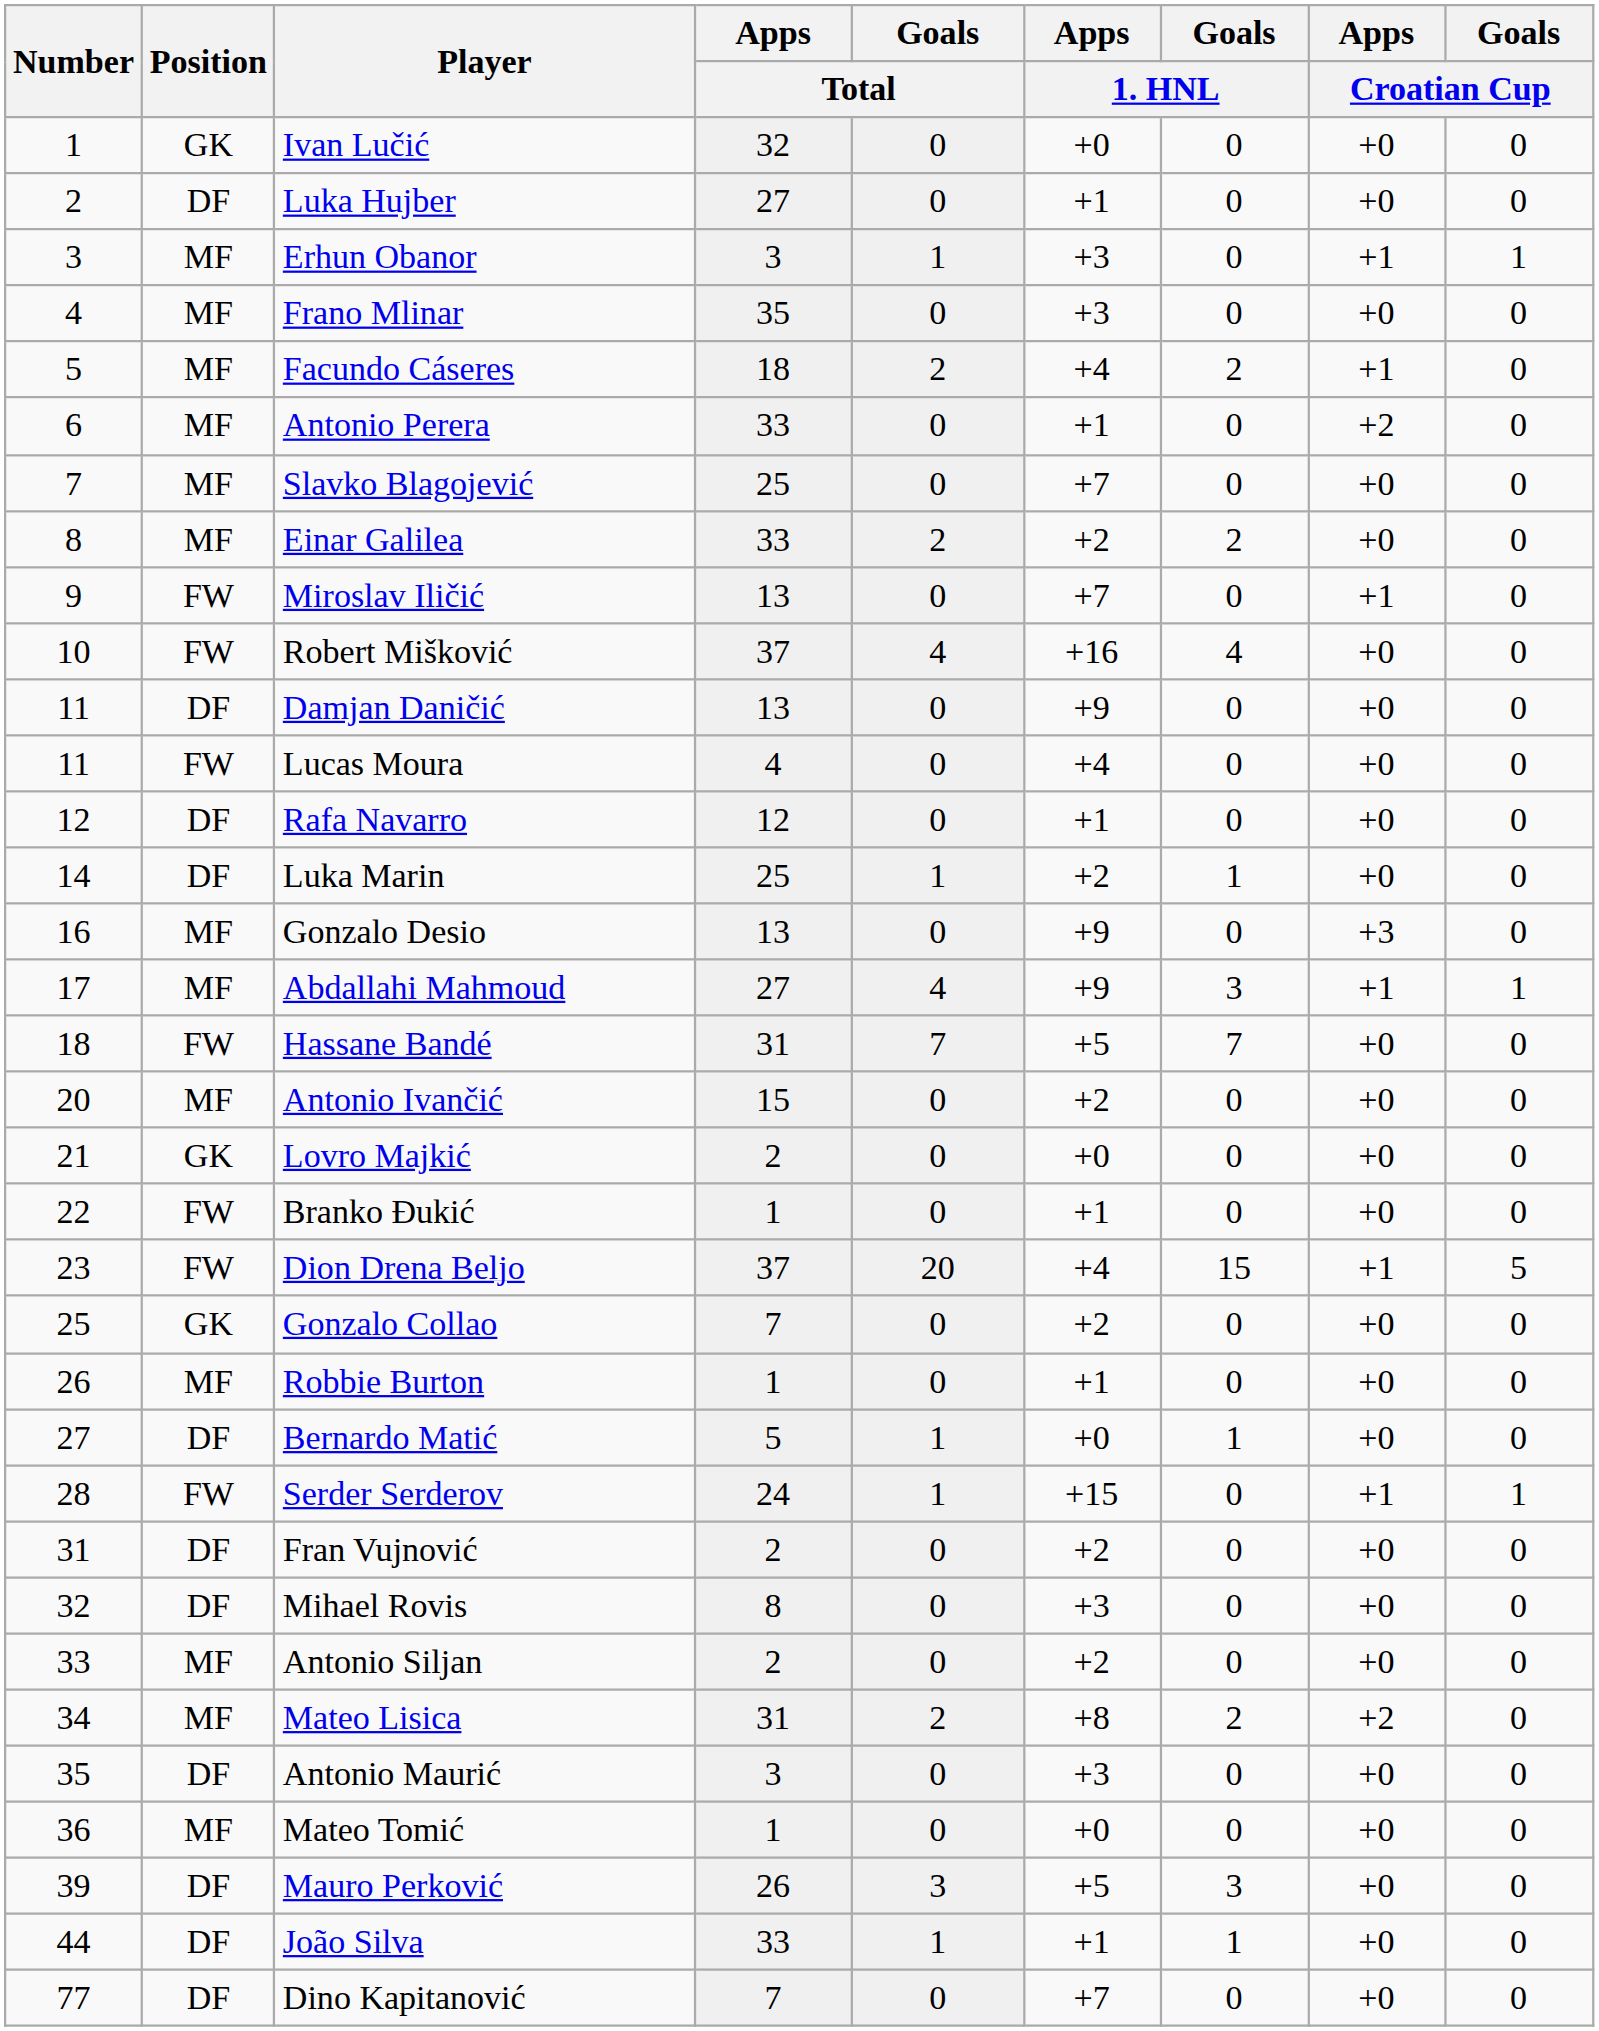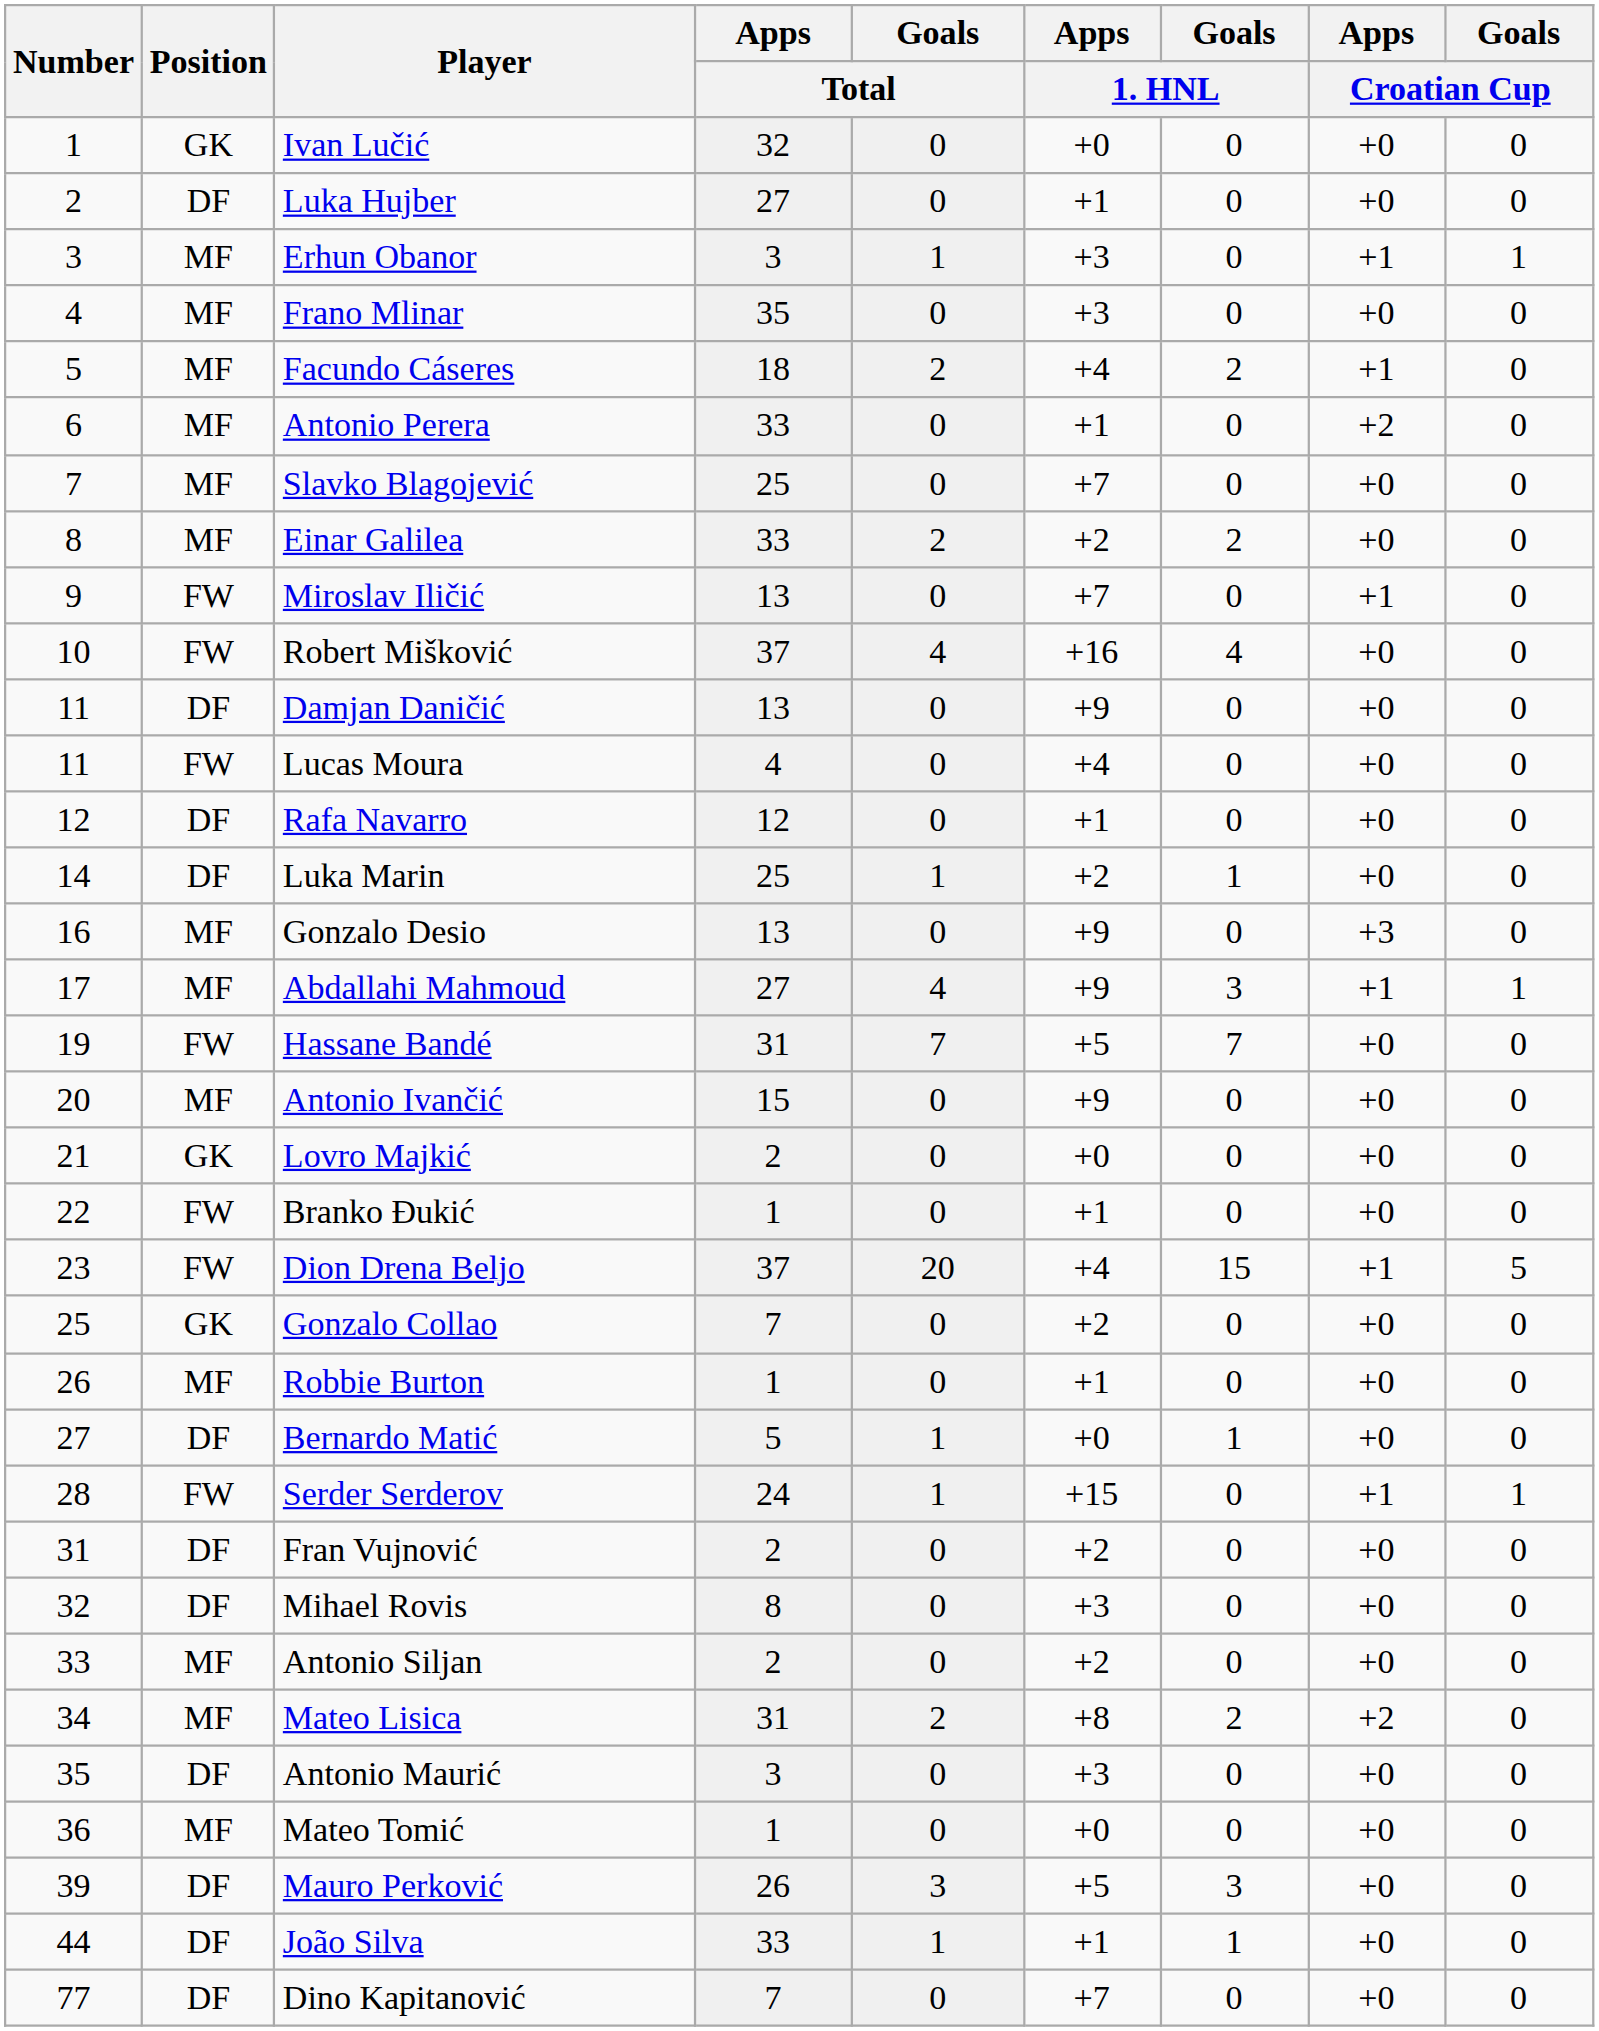(74, 1043) 18 -> (74, 1043) 19
(1092, 1099) +2 -> (1092, 1099) +9
